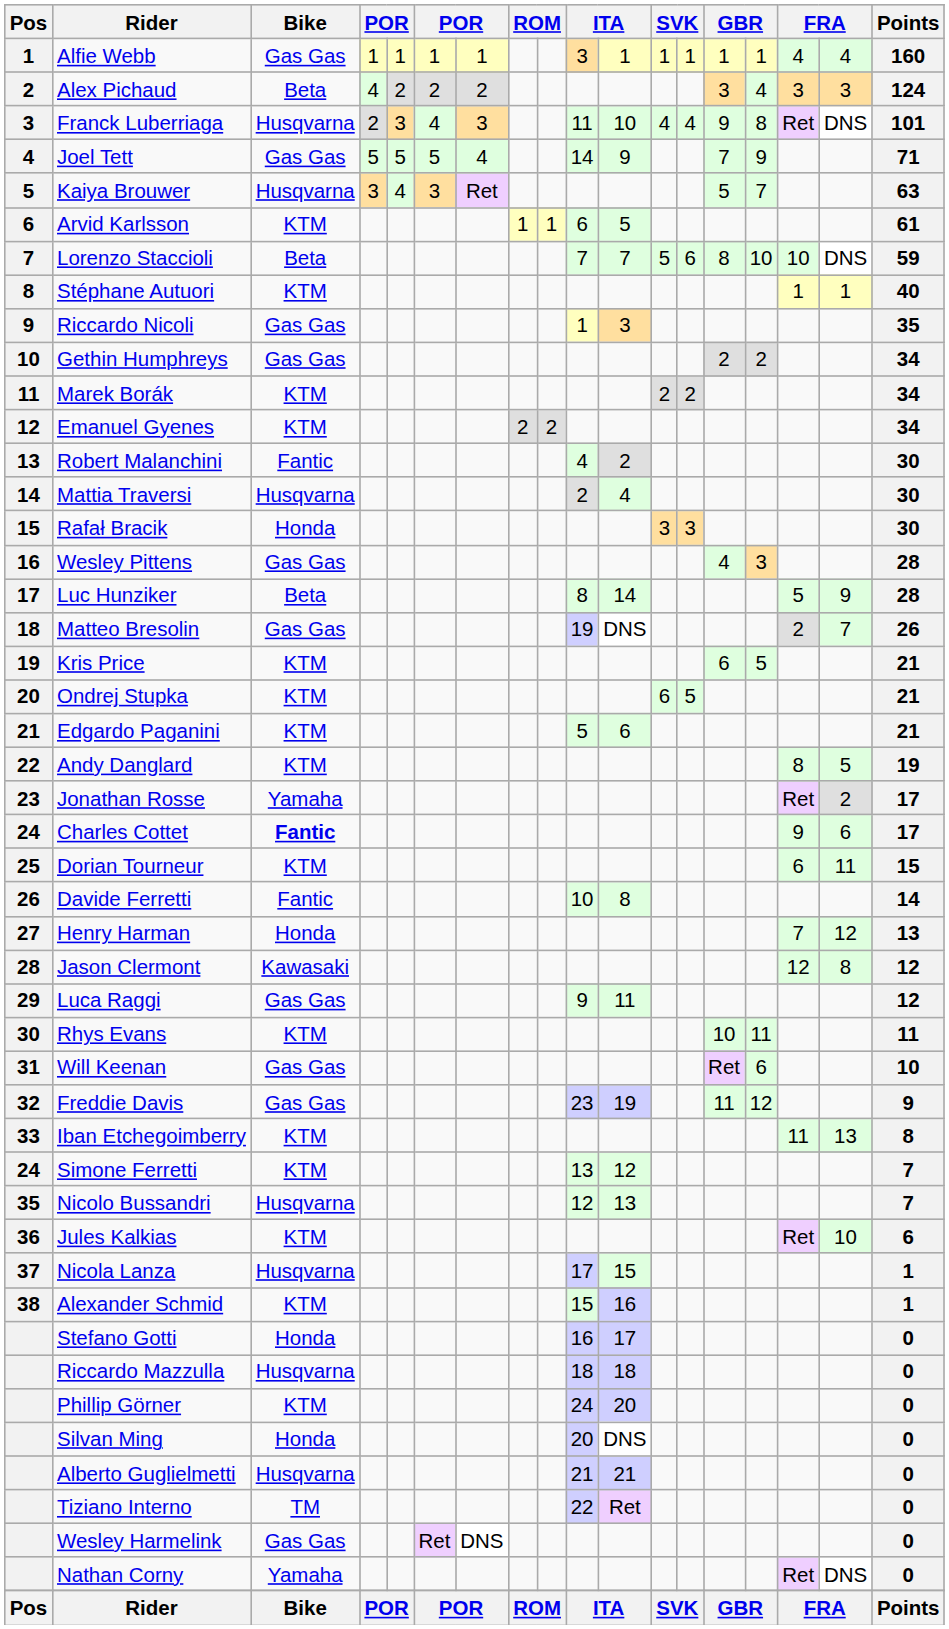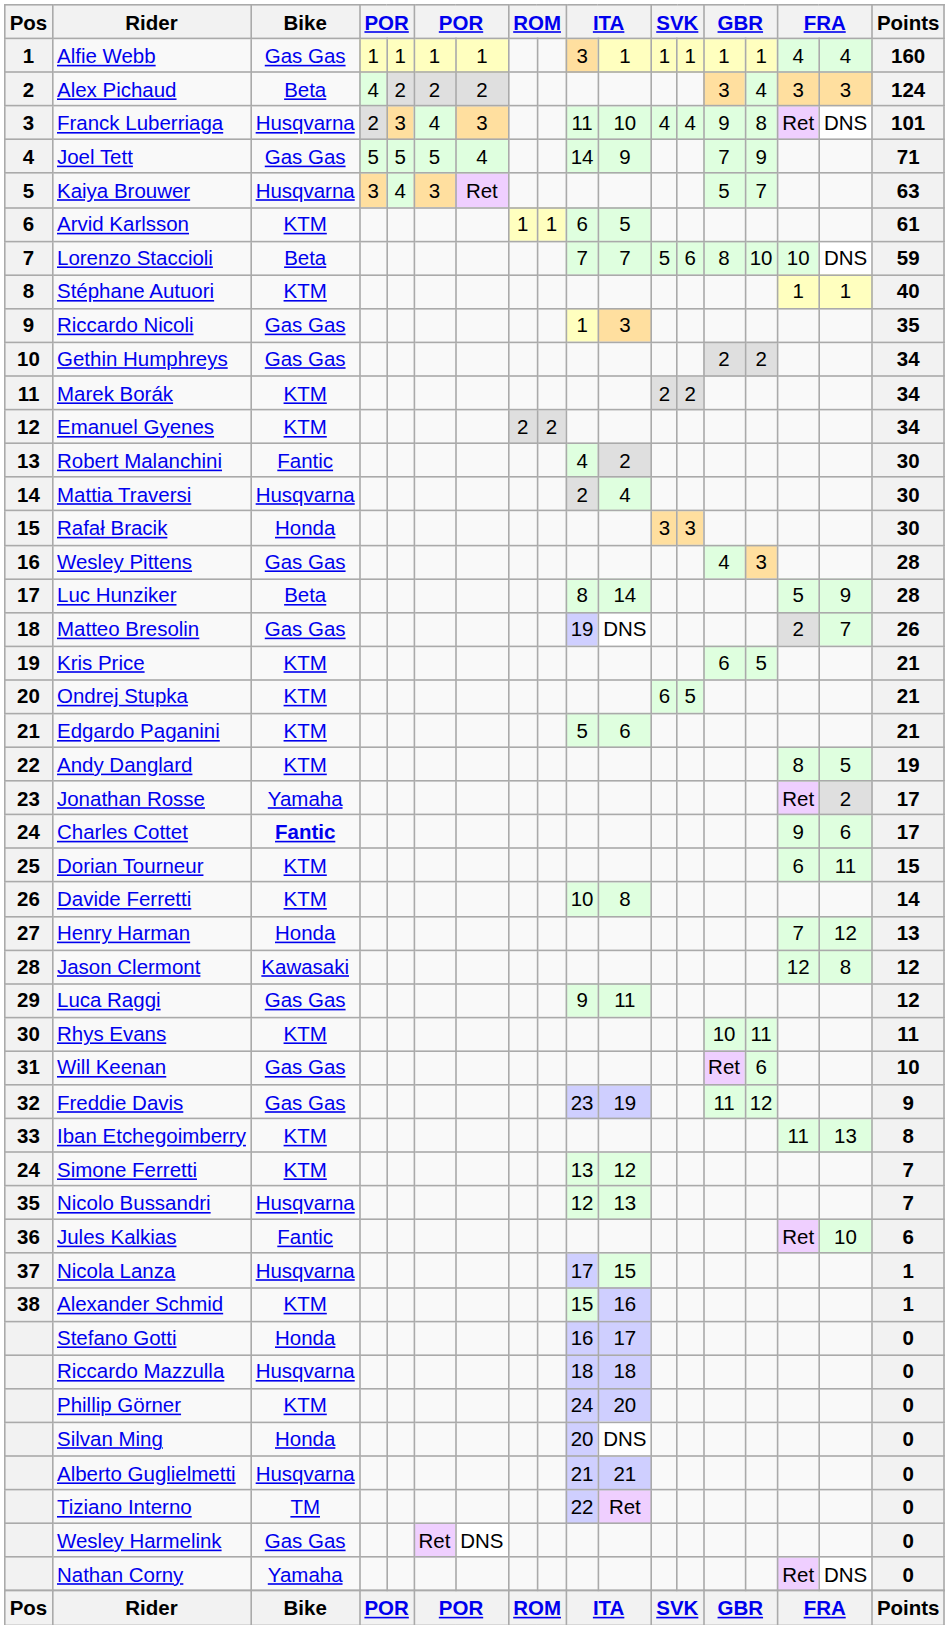(305, 899) Fantic -> (305, 899) KTM
(305, 1236) KTM -> (305, 1236) Fantic
